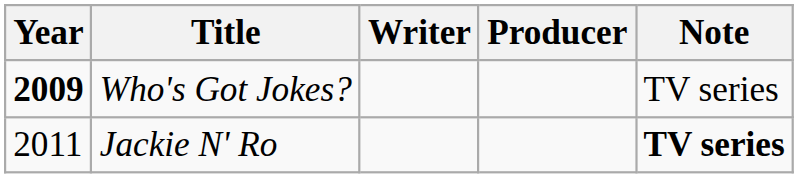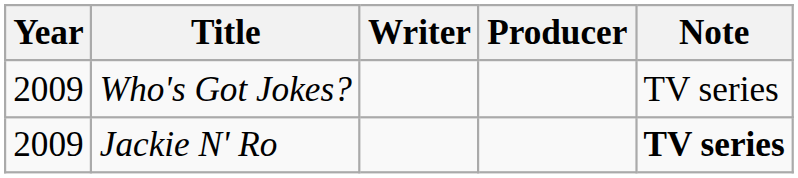(48, 88) bold -> (48, 88) normal
(48, 144) 2011 -> (48, 144) 2009
